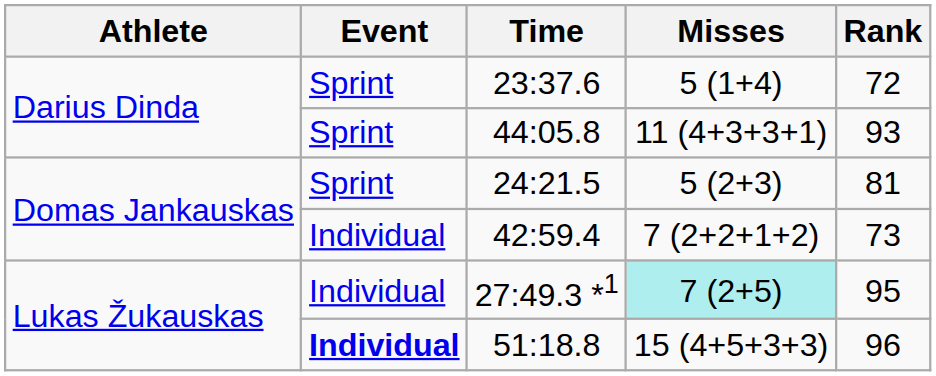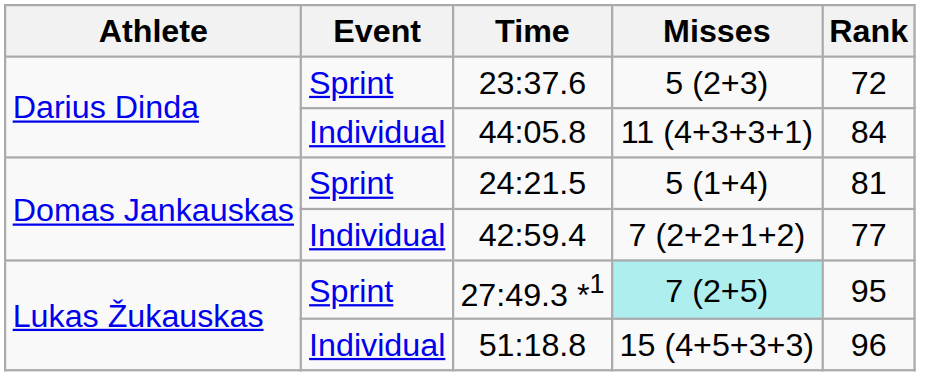(731, 82) 5 (1+4) -> (717, 82) 5 (2+3)
(351, 133) Sprint -> (377, 133) Individual
(883, 133) 93 -> (869, 133) 84
(731, 184) 5 (2+3) -> (717, 184) 5 (1+4)
(883, 235) 73 -> (869, 235) 77
(377, 290) Individual -> (351, 290) Sprint
(384, 345) bold -> (377, 345) normal
